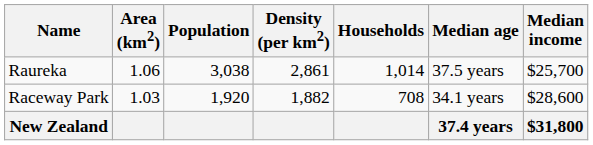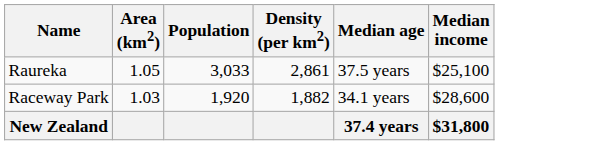- column: (381, 30)
(145, 70) 1.06 -> (145, 70) 1.05
(230, 70) 3,038 -> (230, 70) 3,033
(555, 70) $25,700 -> (461, 70) $25,100
